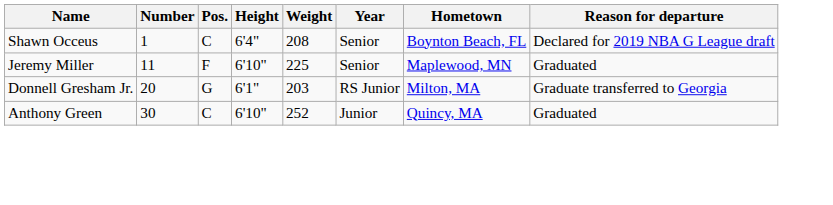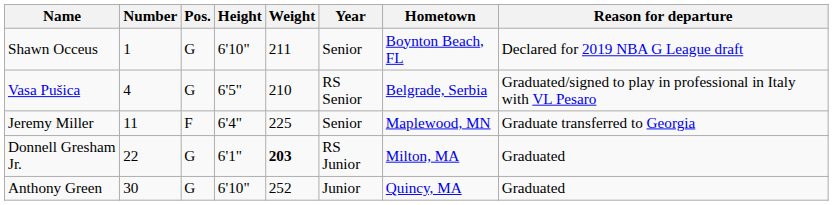(206, 40) C -> (190, 49) G
(247, 40) 6'4" -> (234, 49) 6'10"
(297, 40) 208 -> (280, 49) 211
+ row: (44, 90)
(251, 64) 6'10" -> (230, 123) 6'4"
(565, 64) Graduated -> (599, 123) Graduate transferred to Georgia
(148, 88) 20 -> (131, 155) 22
(297, 88) normal -> (280, 155) bold
(630, 88) Graduate transferred to Georgia -> (533, 155) Graduated
(206, 112) C -> (190, 188) G
